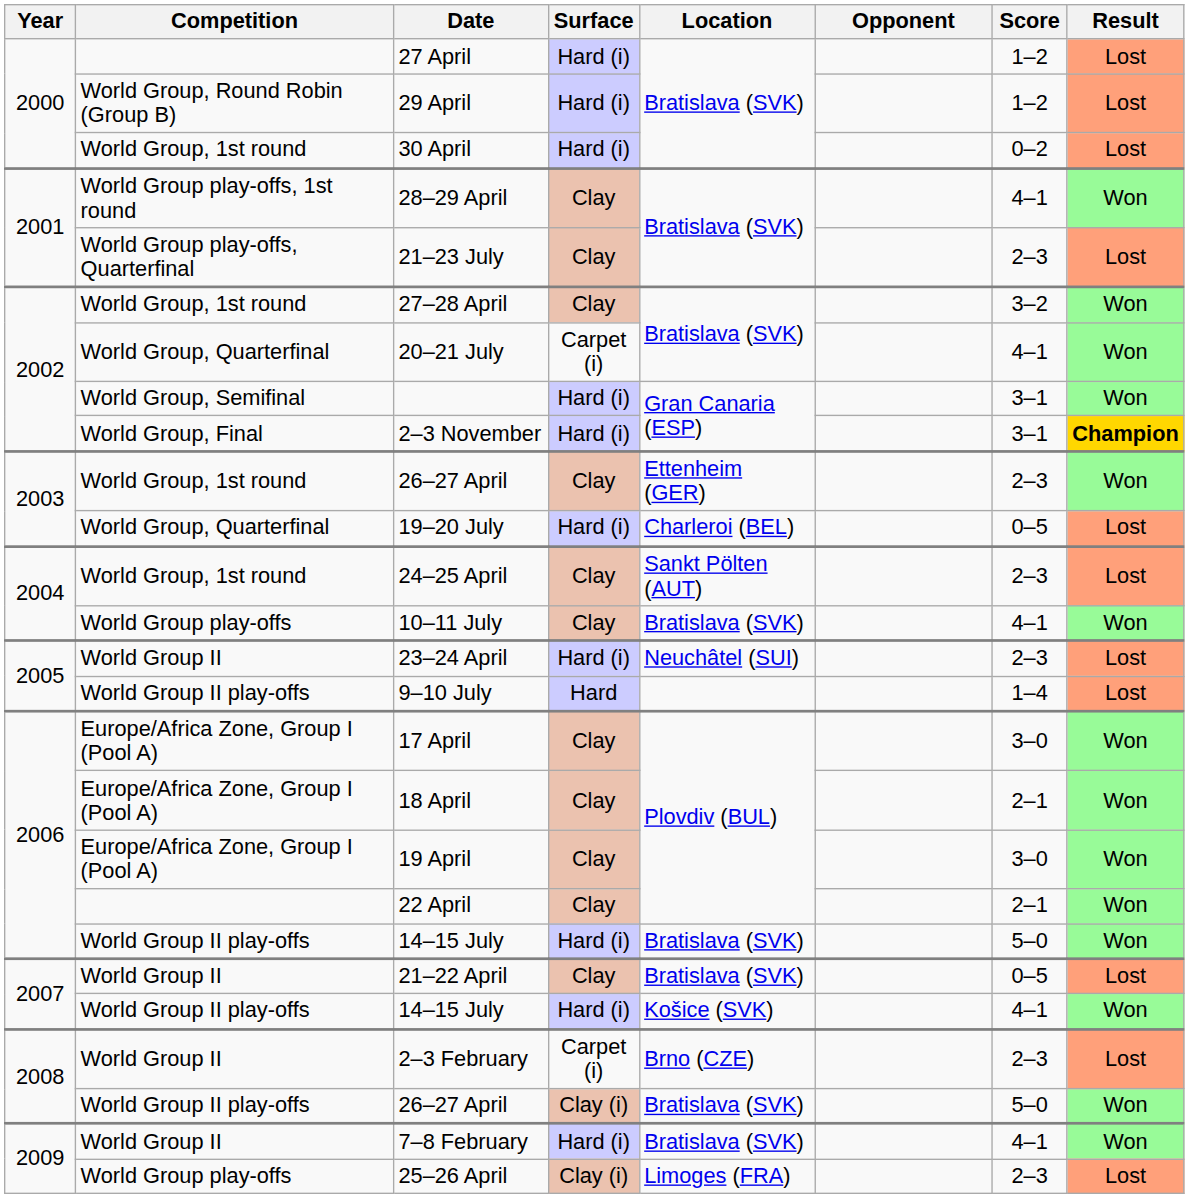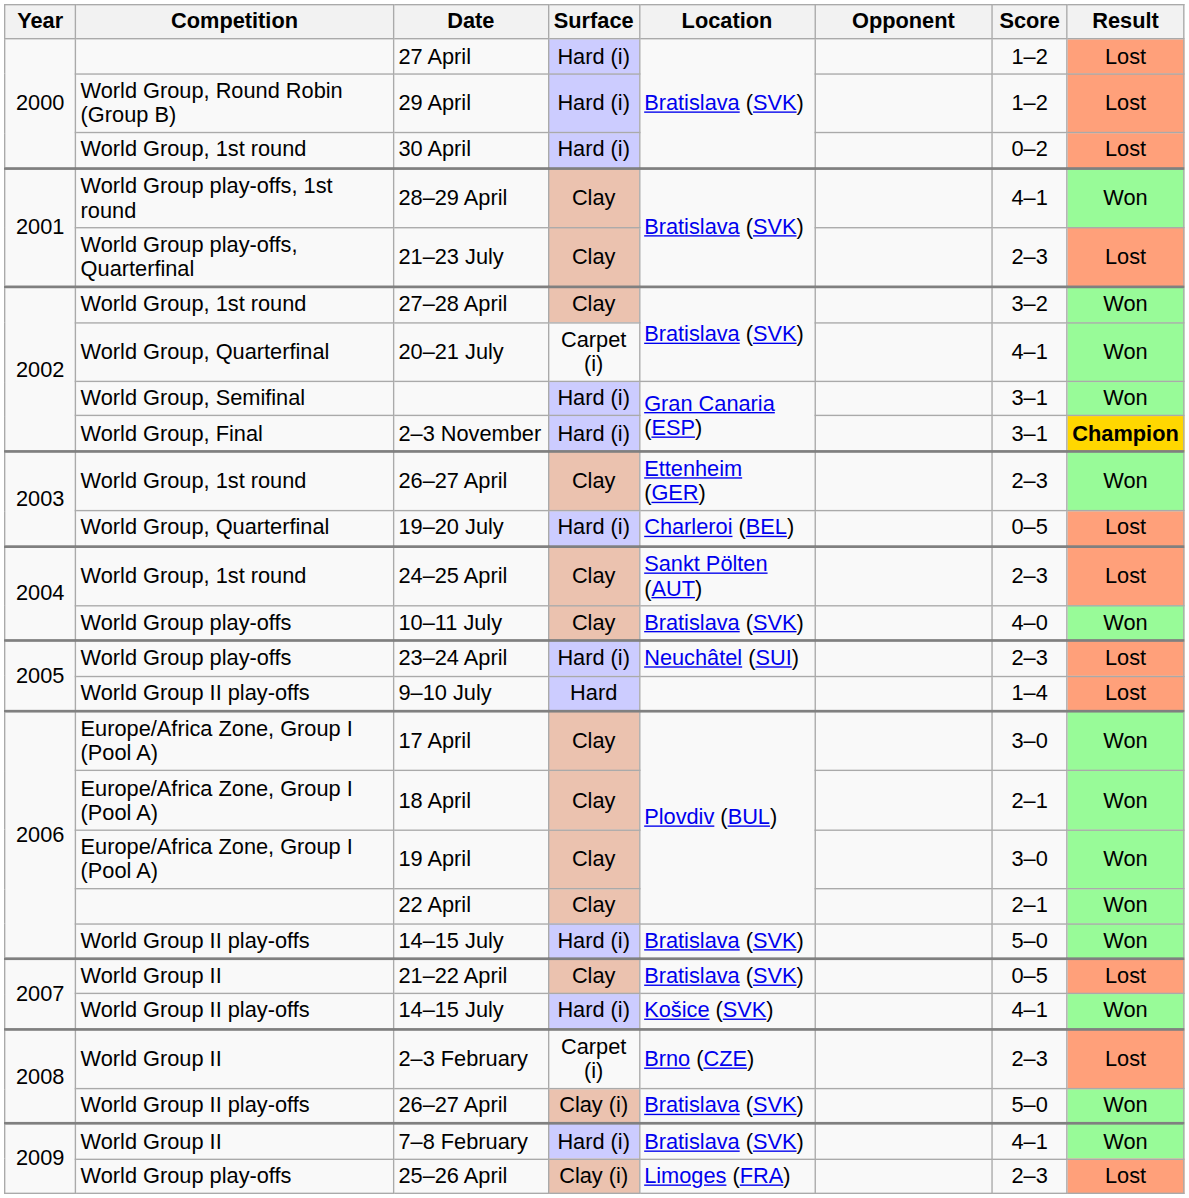(1030, 622) 4–1 -> (1030, 622) 4–0
(151, 658) World Group II -> (186, 658) World Group play-offs
